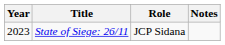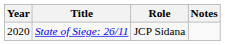(18, 31) 2023 -> (18, 31) 2020
